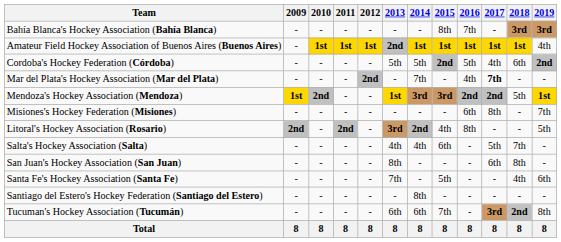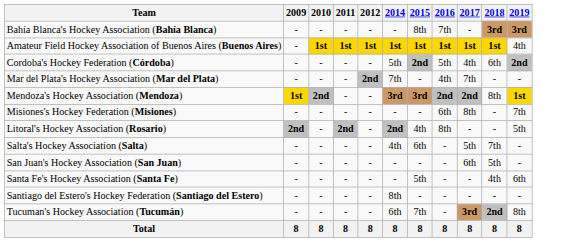- column: (395, 13)
(495, 79) bold -> (470, 79) normal
(519, 96) 5th -> (495, 96) 8th
(519, 162) 8th -> (495, 162) 5th
